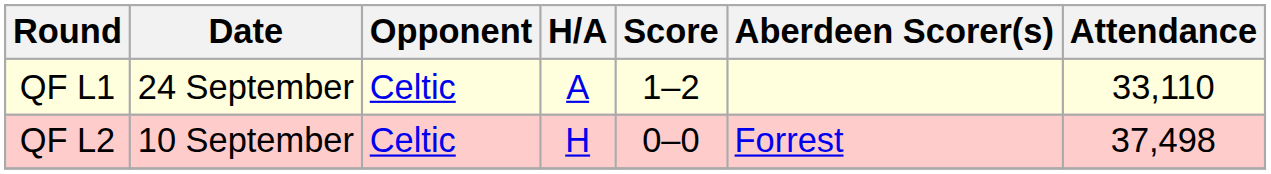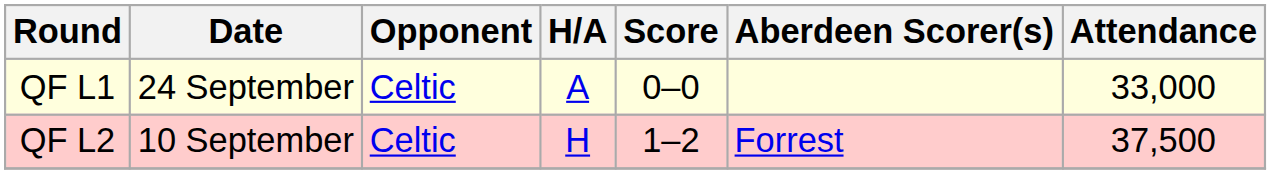(671, 86) 1–2 -> (671, 86) 0–0
(1163, 86) 33,110 -> (1163, 86) 33,000
(671, 140) 0–0 -> (671, 140) 1–2
(1163, 140) 37,498 -> (1163, 140) 37,500
